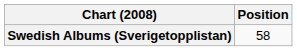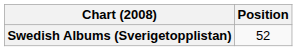(263, 35) 58 -> (263, 35) 52
